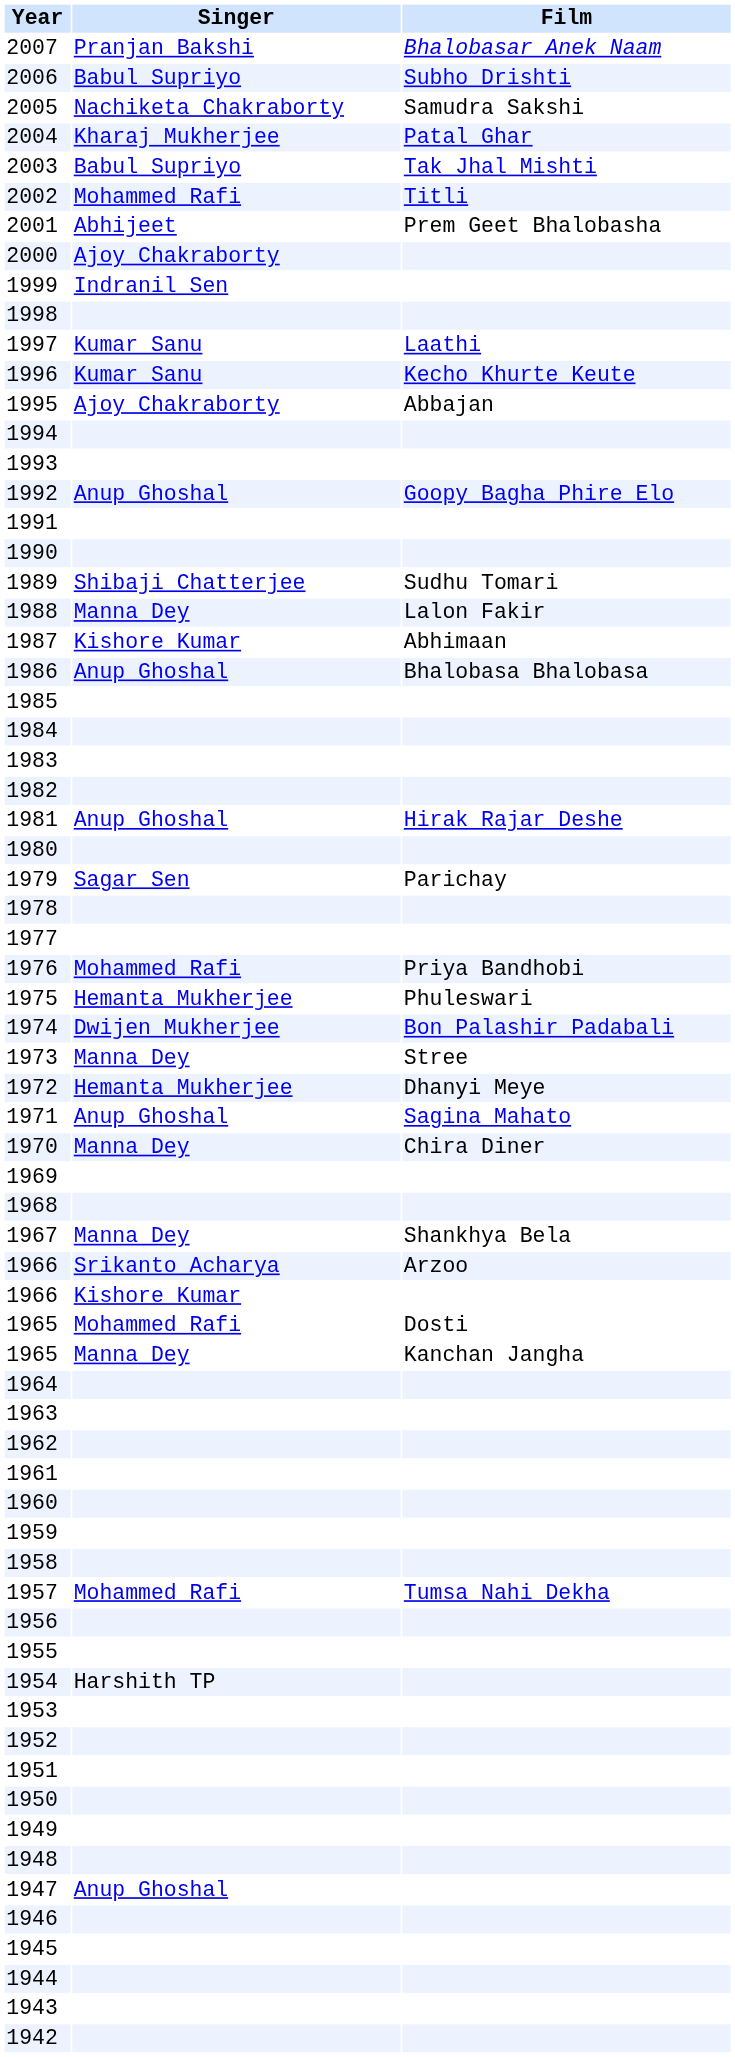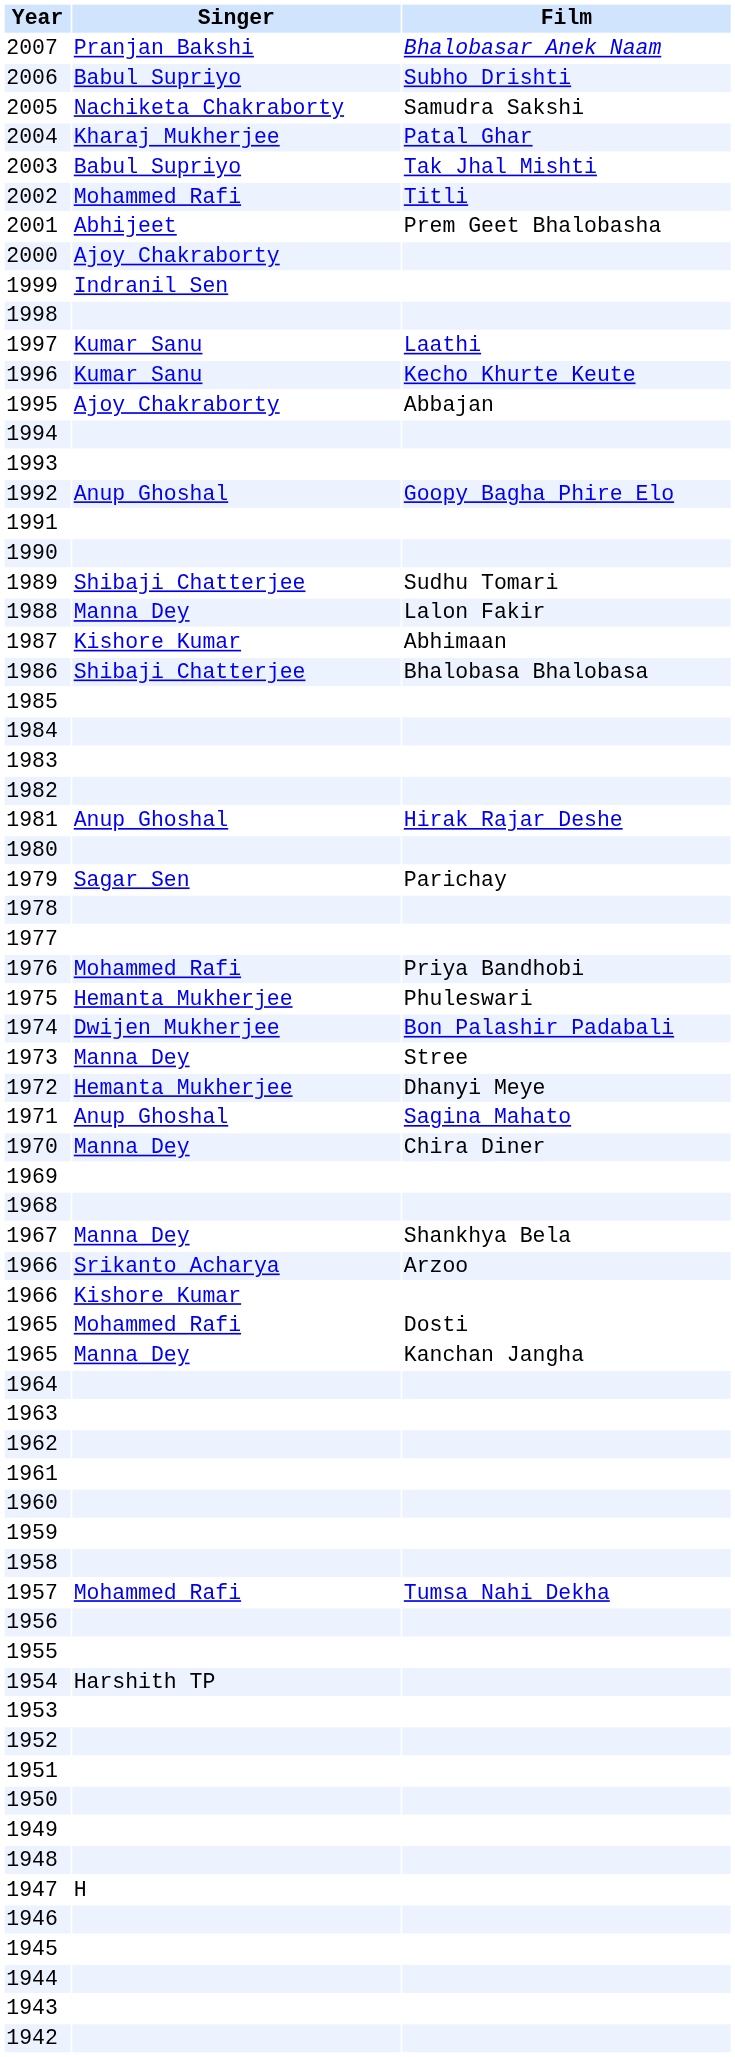(151, 672) Anup Ghoshal -> (190, 672) Shibaji Chatterjee
(151, 1890) Anup Ghoshal -> (80, 1890) H
